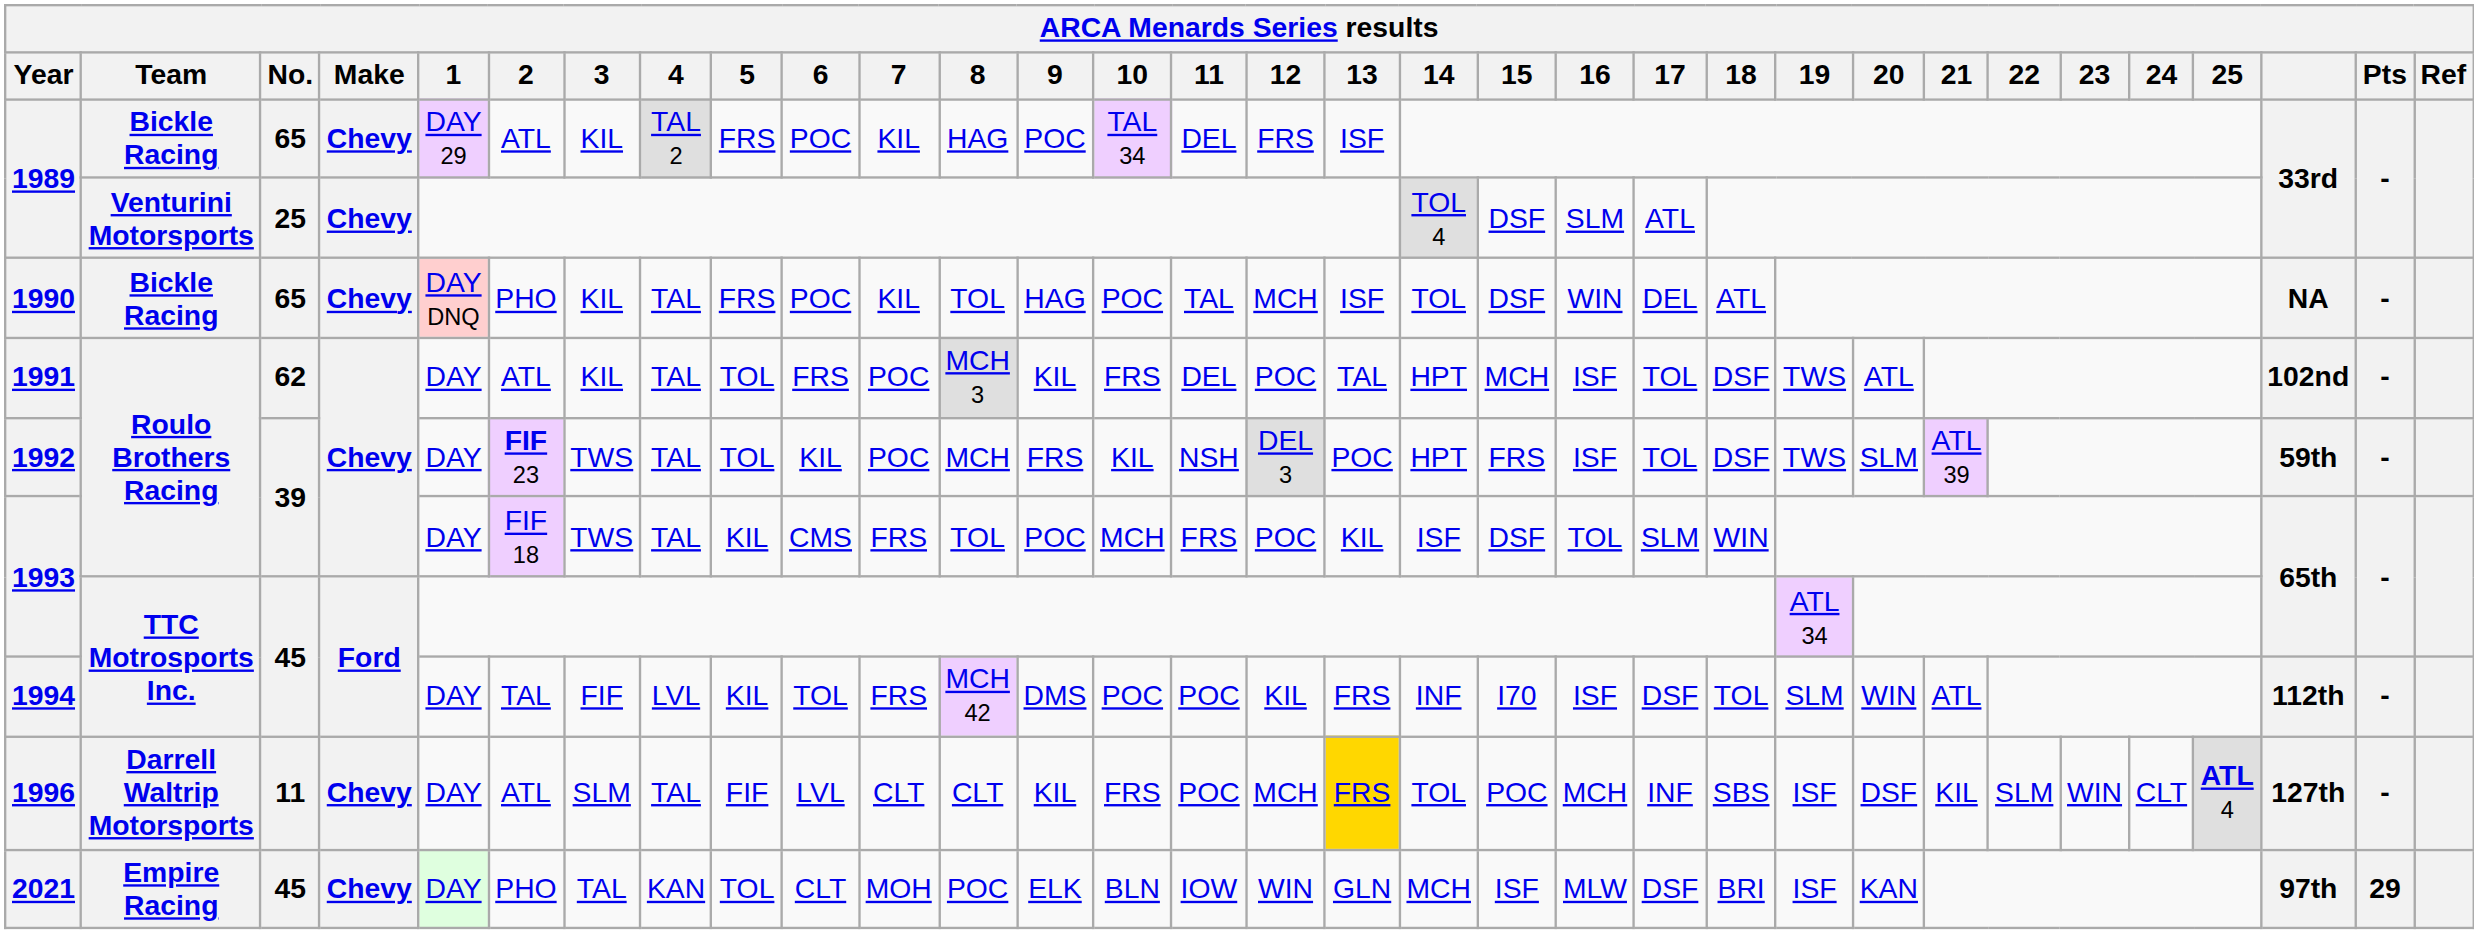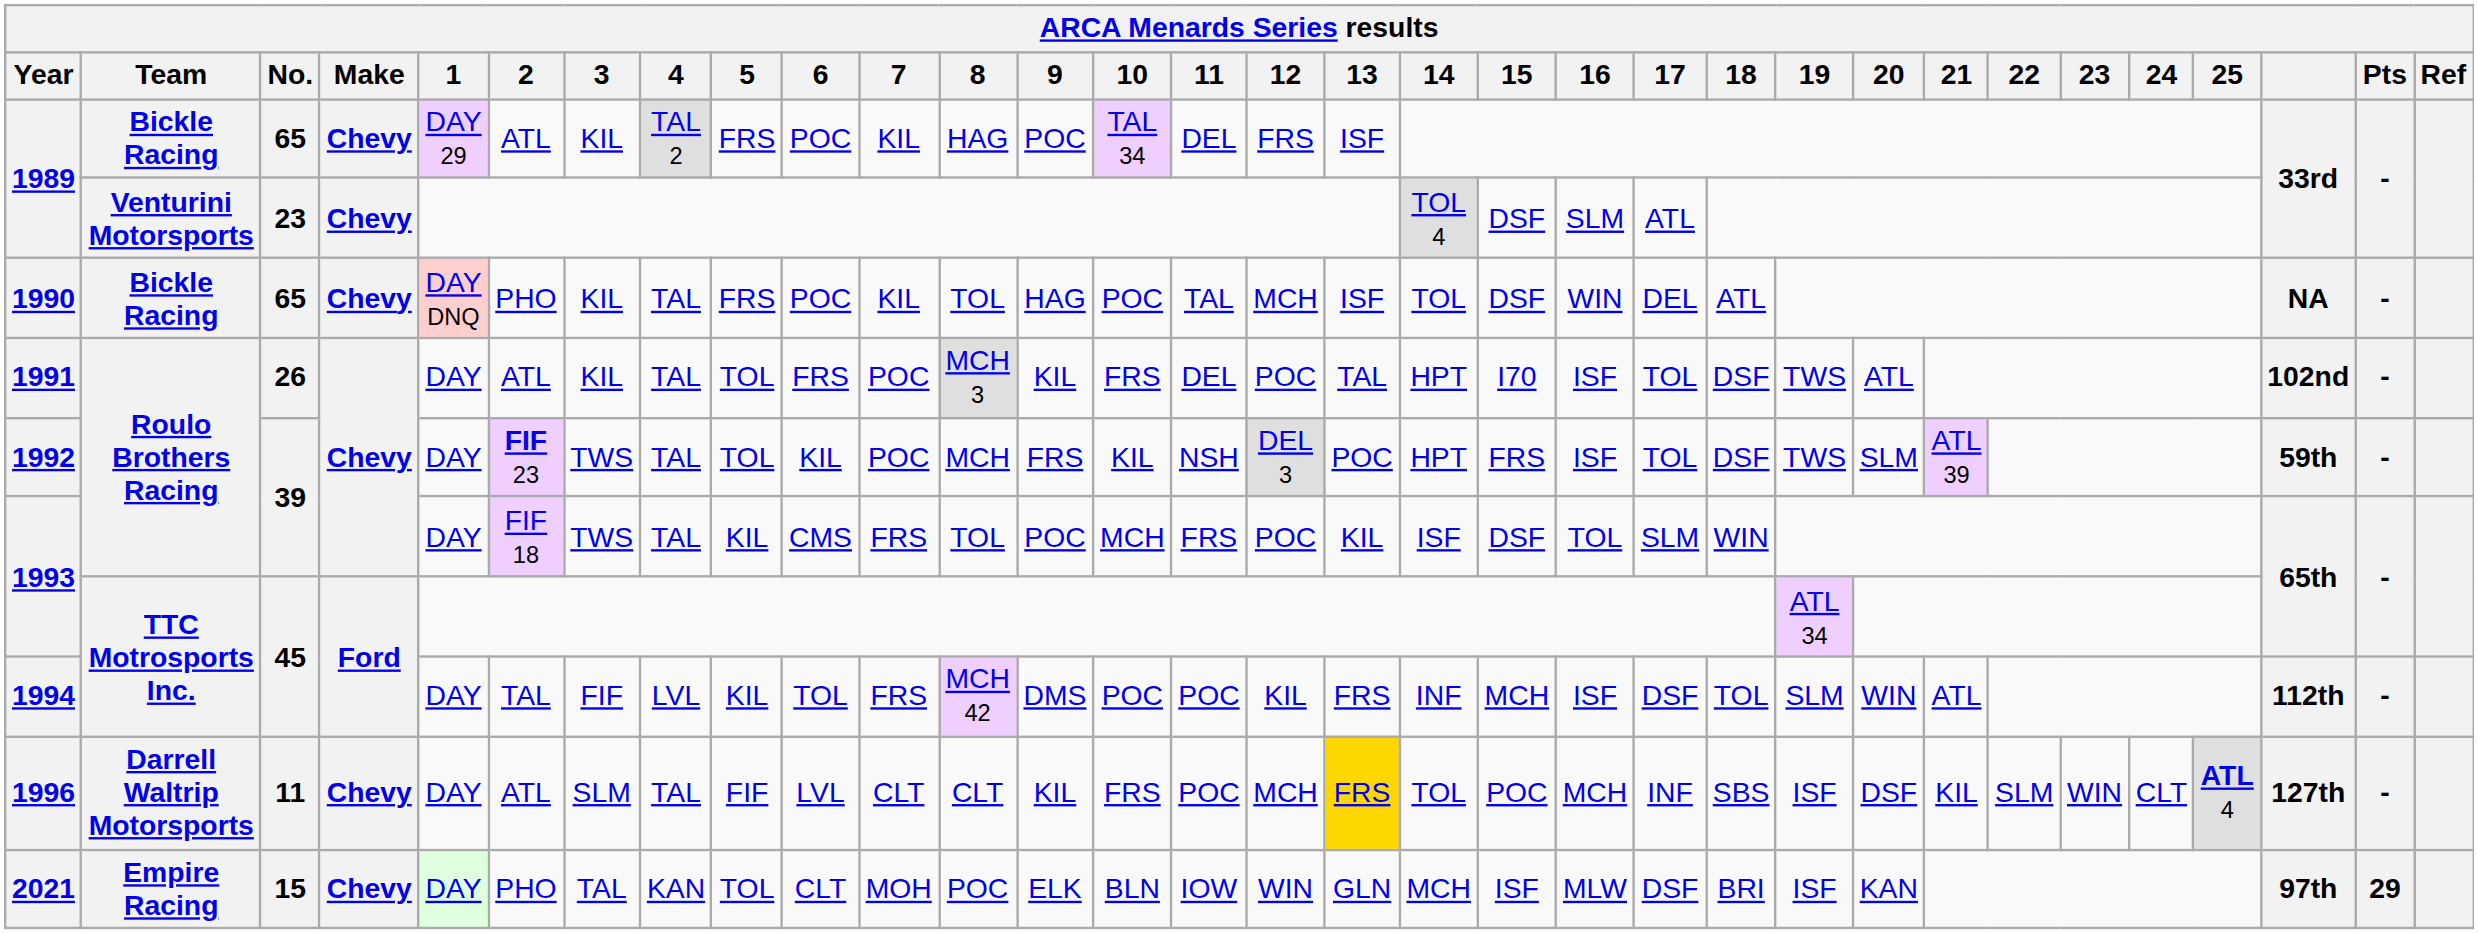(290, 218) 25 -> (290, 218) 23
(290, 378) 62 -> (290, 378) 26
(1517, 378) MCH -> (1517, 378) I70
(1517, 696) I70 -> (1517, 696) MCH
(290, 889) 45 -> (290, 889) 15
